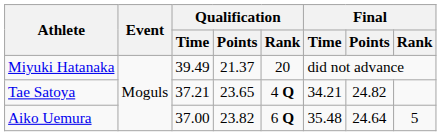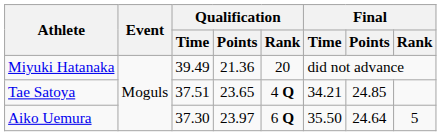(237, 67) 21.37 -> (237, 67) 21.36
(193, 93) 37.21 -> (193, 93) 37.51
(369, 93) 24.82 -> (369, 93) 24.85
(193, 118) 37.00 -> (193, 118) 37.30
(237, 118) 23.82 -> (237, 118) 23.97
(325, 118) 35.48 -> (325, 118) 35.50
